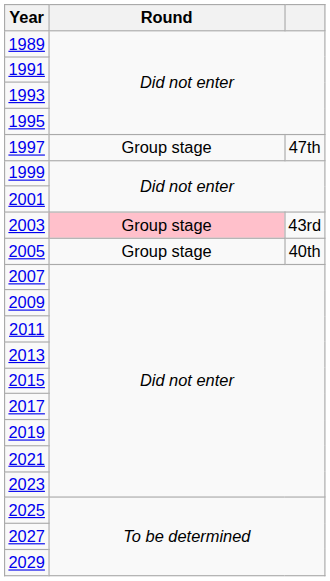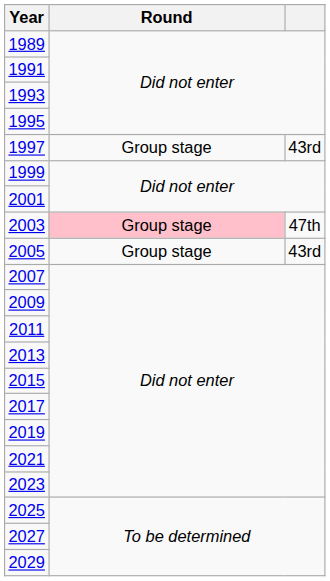(305, 148) 47th -> (305, 148) 43rd
(305, 225) 43rd -> (305, 225) 47th
(305, 251) 40th -> (305, 251) 43rd
